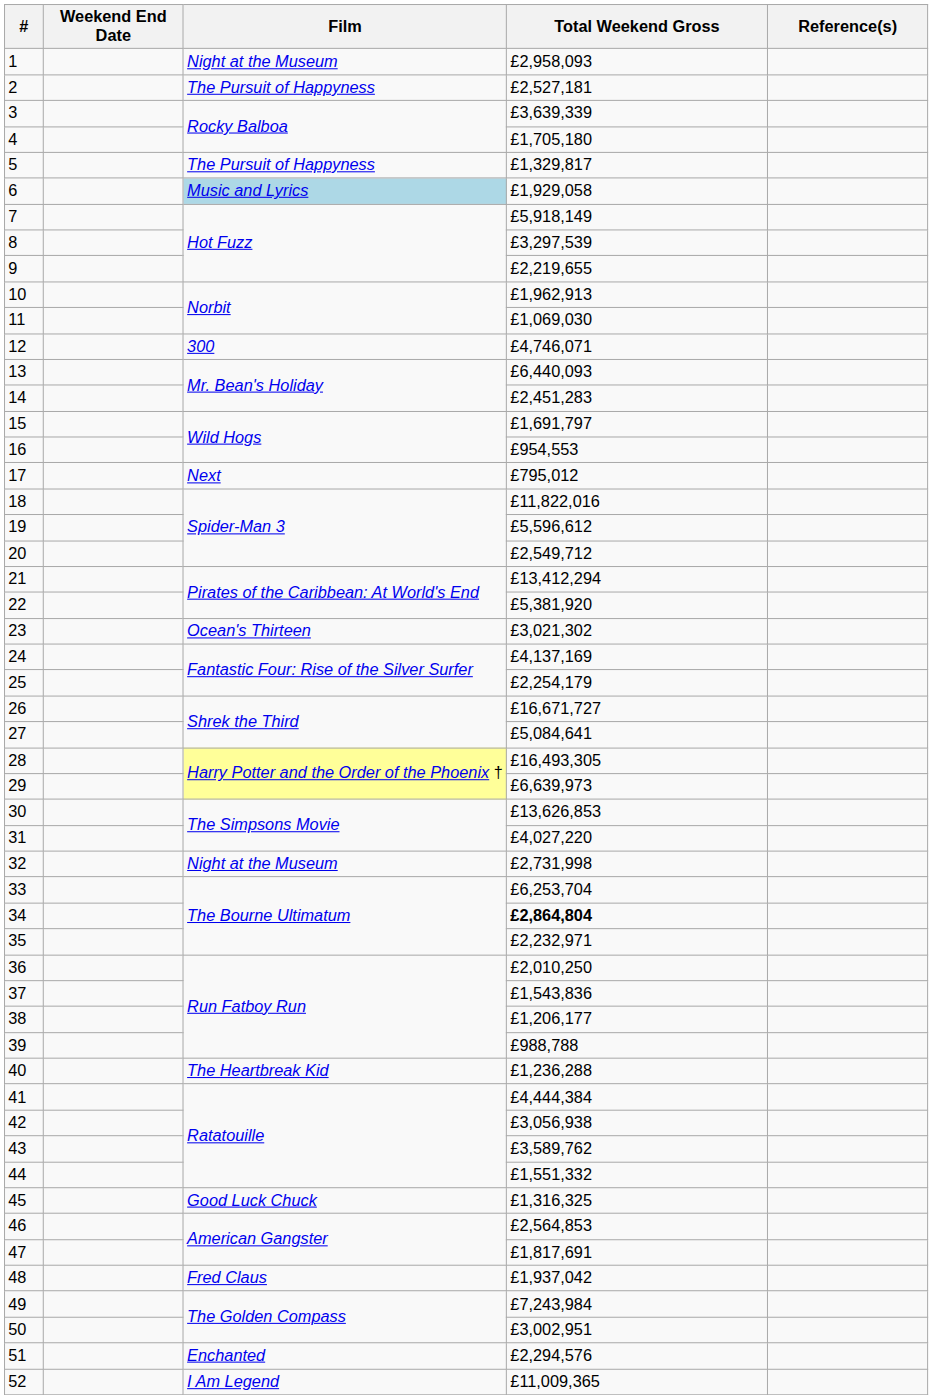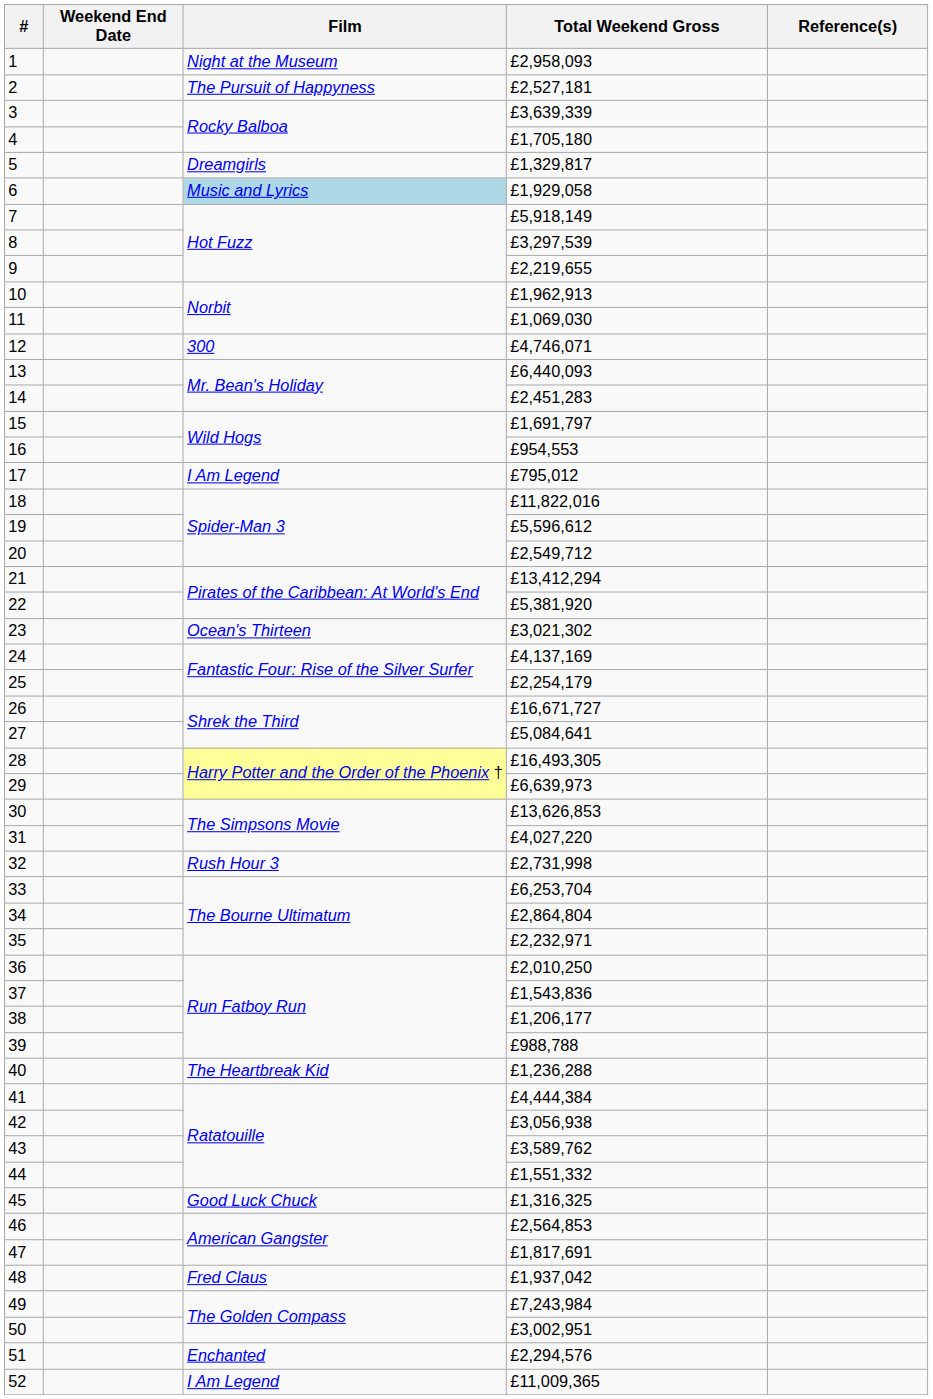(281, 165) The Pursuit of Happyness -> (227, 165) Dreamgirls
(204, 475) Next -> (233, 475) I Am Legend
(262, 864) Night at the Museum -> (233, 864) Rush Hour 3
(551, 915) bold -> (551, 915) normal
